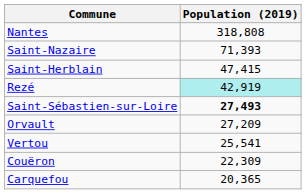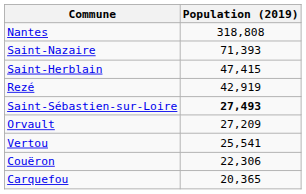(241, 87) paleturquoise background -> (241, 87) no background
(241, 161) 22,309 -> (241, 161) 22,306
